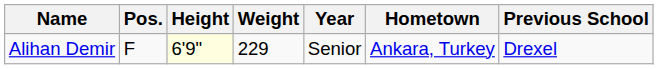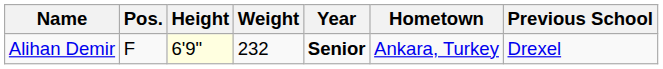(253, 48) 229 -> (253, 48) 232
(335, 48) normal -> (337, 48) bold
